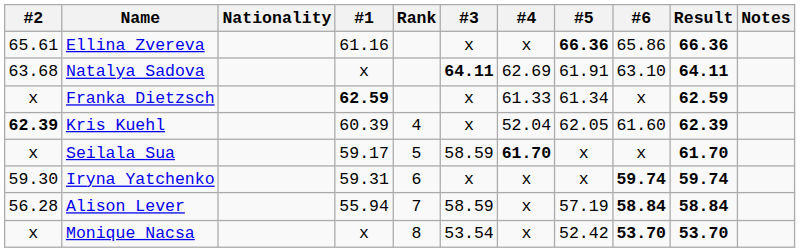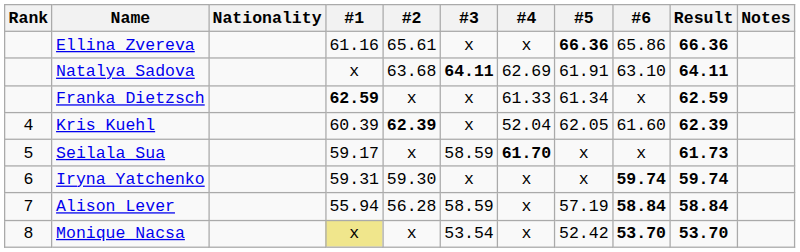columns swapped: (417, 18) <-> (33, 18)
(704, 153) 61.70 -> (704, 153) 61.73
(364, 233) no background -> (354, 233) khaki background
